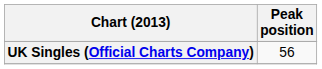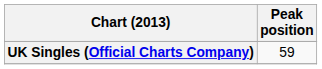(287, 52) 56 -> (287, 52) 59
